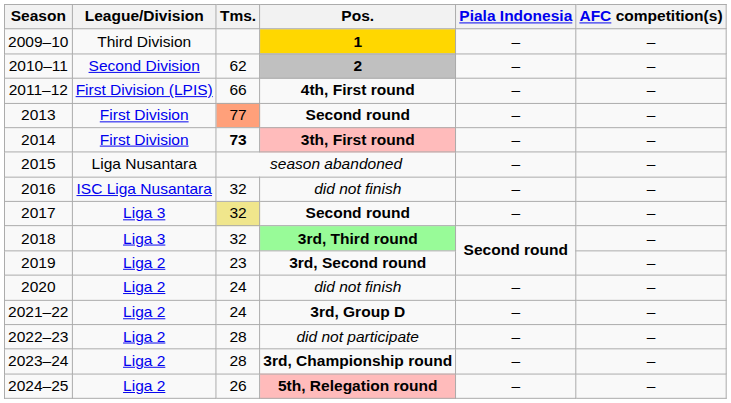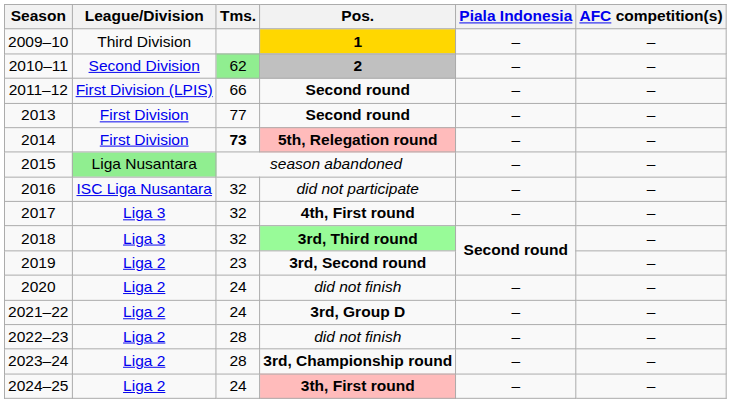(238, 66) no background -> (238, 66) lightgreen background
(358, 90) 4th, First round -> (358, 90) Second round
(238, 115) lightsalmon background -> (238, 115) no background
(358, 139) 3th, First round -> (358, 139) 5th, Relegation round
(144, 164) no background -> (144, 164) lightgreen background
(358, 189) did not finish -> (358, 189) did not participate
(238, 213) khaki background -> (238, 213) no background
(358, 213) Second round -> (358, 213) 4th, First round
(358, 336) did not participate -> (358, 336) did not finish
(238, 386) 26 -> (238, 386) 24
(358, 386) 5th, Relegation round -> (358, 386) 3th, First round
